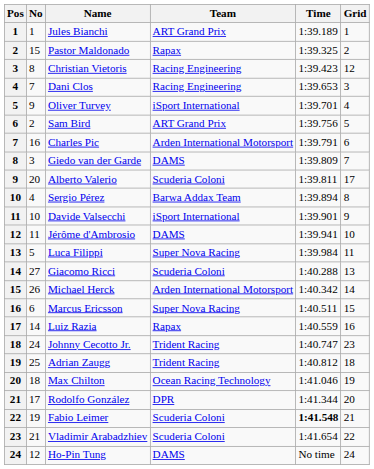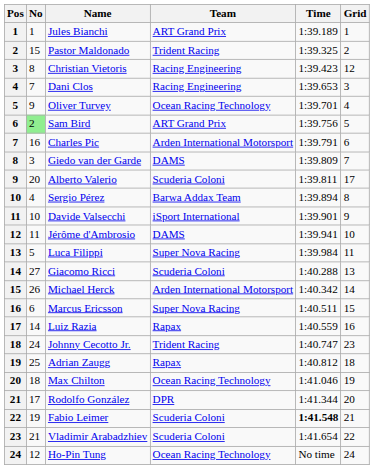(167, 50) Rapax -> (186, 50) Trident Racing
(196, 105) iSport International -> (212, 105) Ocean Racing Technology
(32, 123) no background -> (32, 123) lightgreen background
(186, 362) Trident Racing -> (167, 362) Rapax
(169, 454) DAMS -> (212, 454) Ocean Racing Technology
